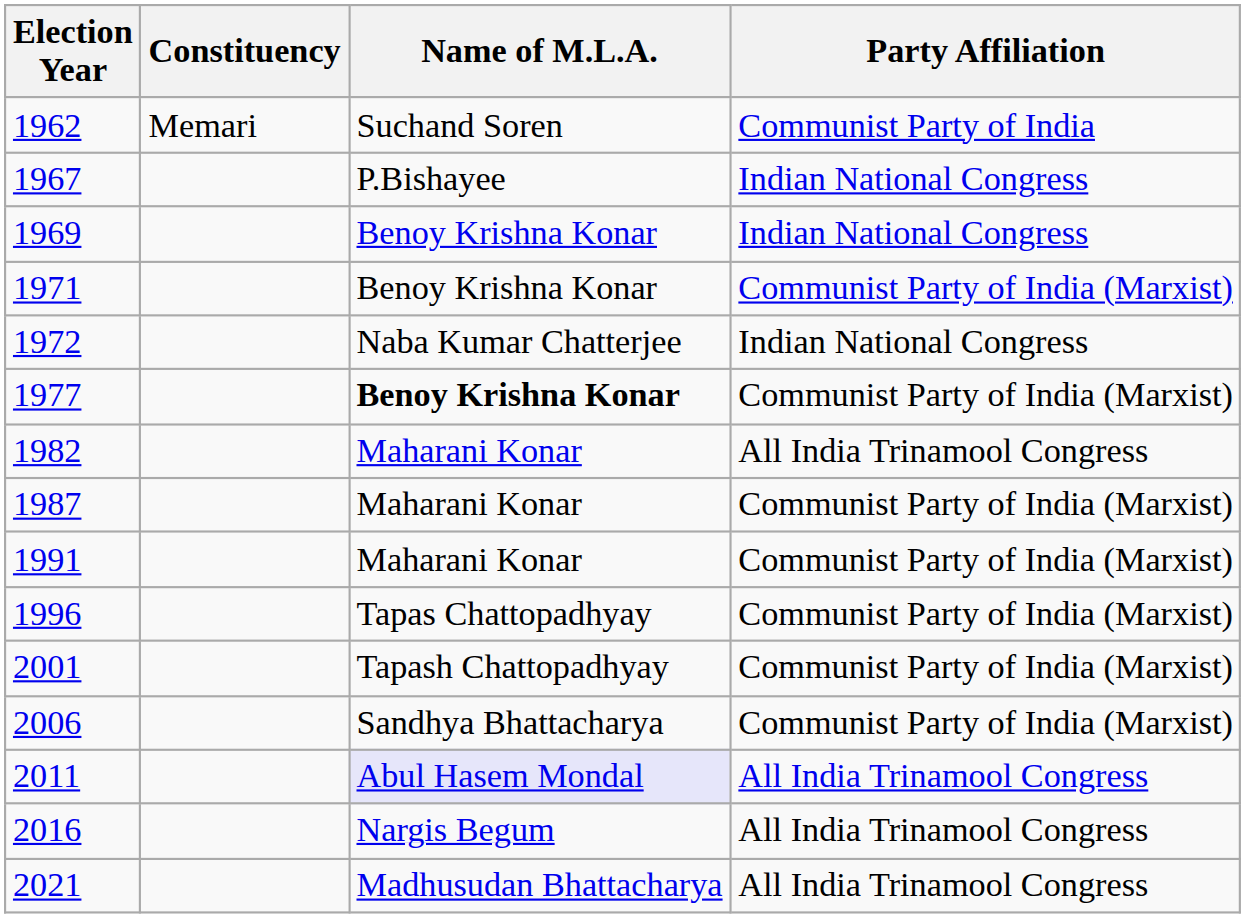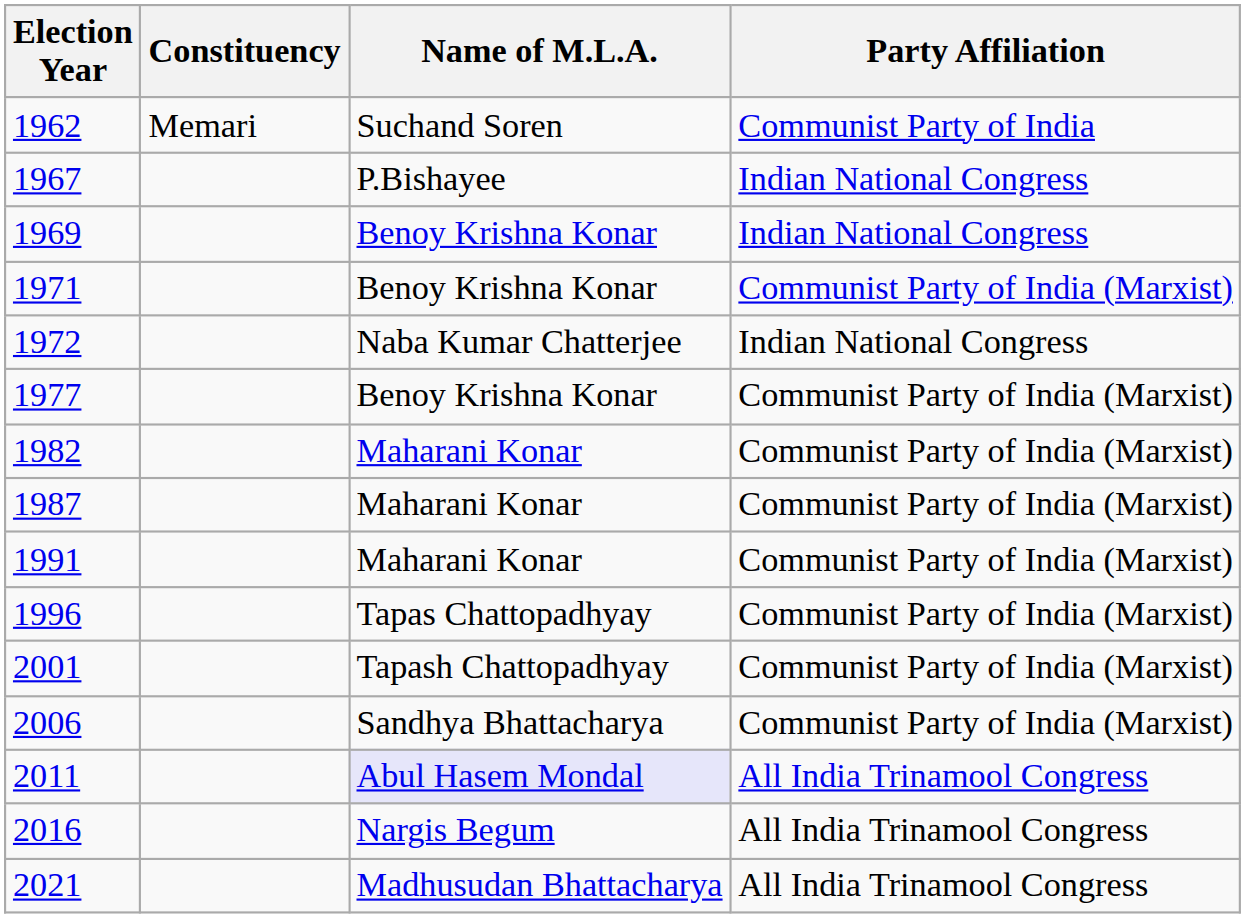(518, 395) bold -> (507, 395) normal
(943, 450) All India Trinamool Congress -> (986, 450) Communist Party of India (Marxist)
